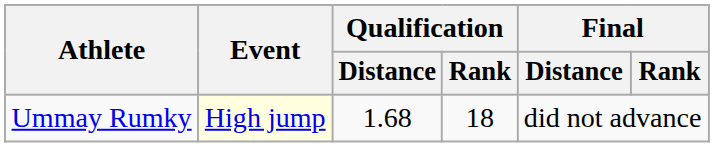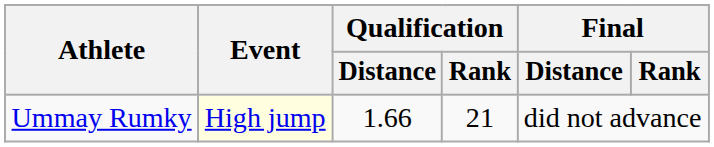(387, 118) 1.68 -> (387, 118) 1.66
(480, 118) 18 -> (480, 118) 21
